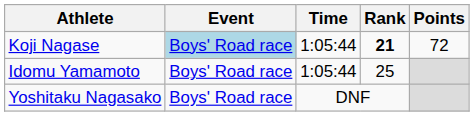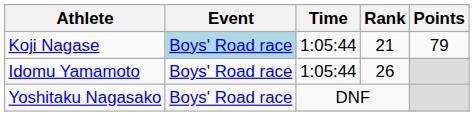(385, 45) bold -> (385, 45) normal
(439, 45) 72 -> (439, 45) 79
(385, 72) 25 -> (385, 72) 26
